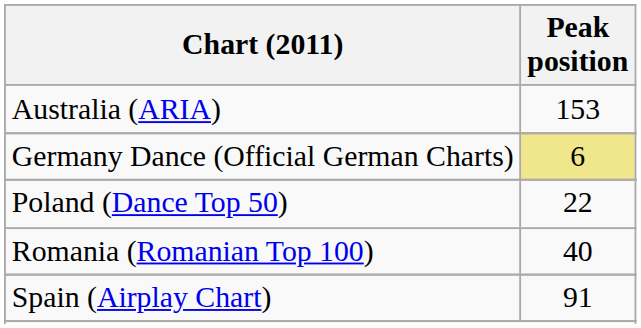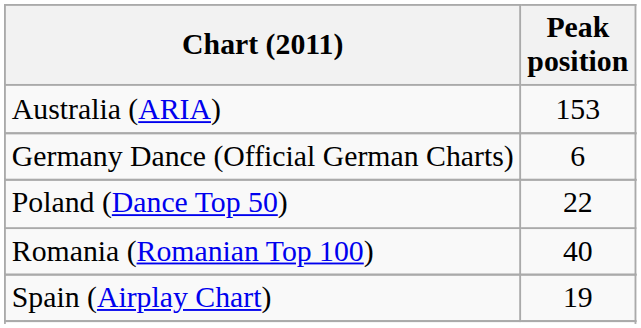(578, 155) khaki background -> (578, 155) no background
(578, 297) 91 -> (578, 297) 19
